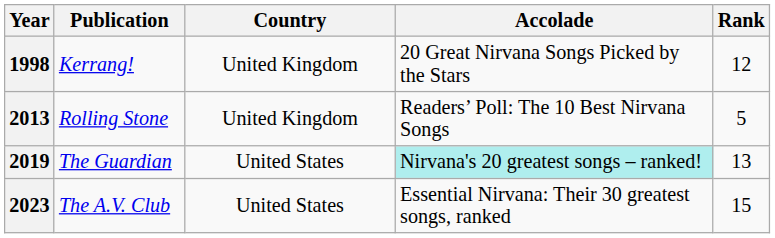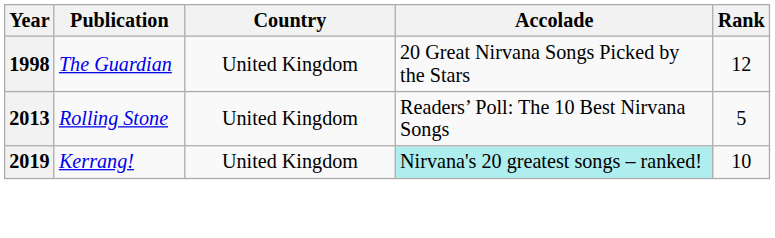(96, 63) Kerrang! -> (115, 63) The Guardian
(115, 161) The Guardian -> (96, 161) Kerrang!
(290, 161) United States -> (290, 161) United Kingdom
(741, 161) 13 -> (741, 161) 10
- row: (29, 205)
